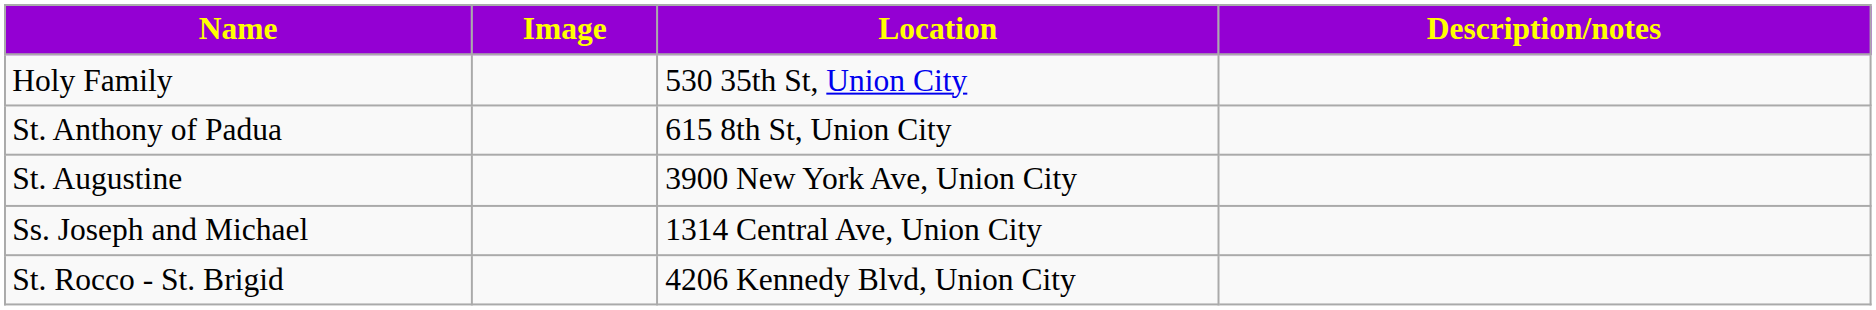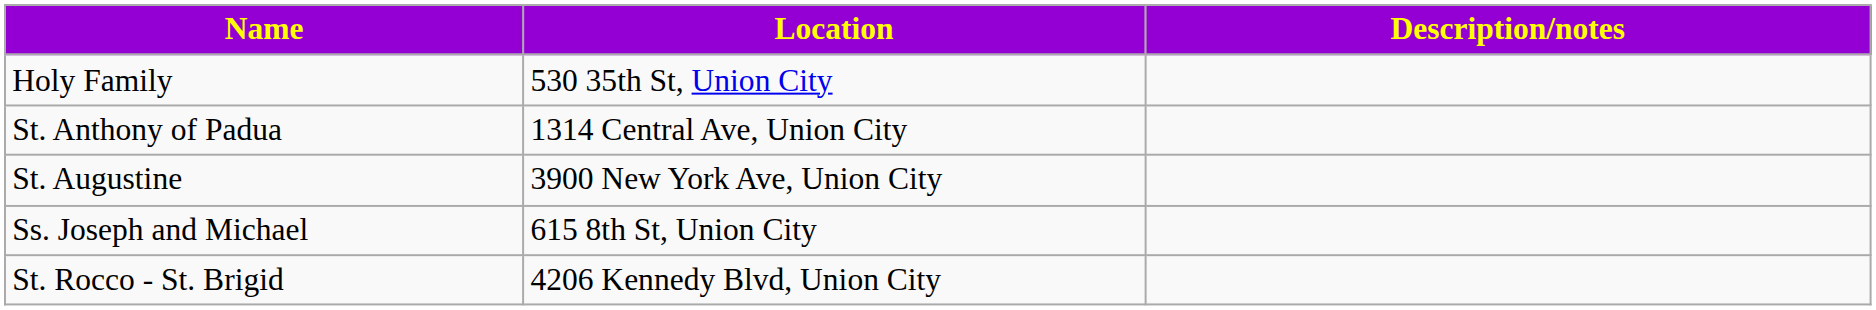- column: (565, 29)
(808, 129) 615 8th St, Union City -> (719, 129) 1314 Central Ave, Union City
(854, 229) 1314 Central Ave, Union City -> (674, 229) 615 8th St, Union City
